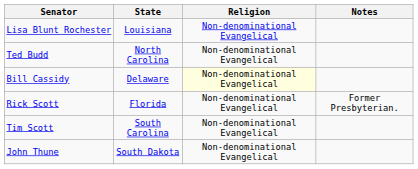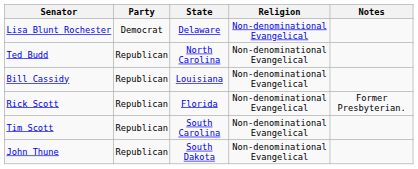+ column: (142, 11)
(148, 31) Louisiana -> (199, 31) Delaware
(148, 79) Delaware -> (199, 79) Louisiana
(249, 79) lightyellow background -> (280, 79) no background
